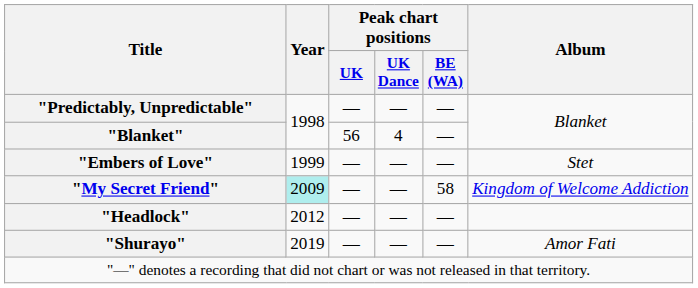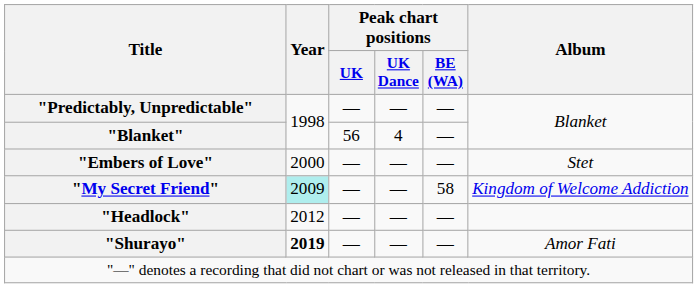(307, 162) 1999 -> (307, 162) 2000
(307, 243) normal -> (307, 243) bold
